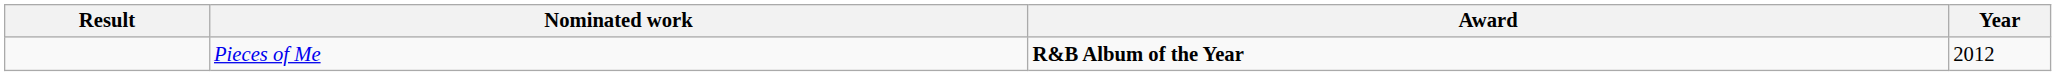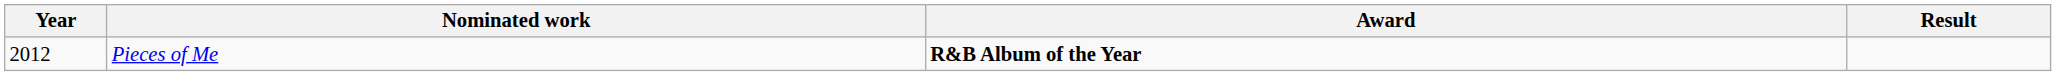columns swapped: (2000, 20) <-> (107, 20)
